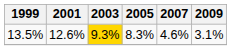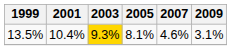(67, 34) 12.6% -> (67, 34) 10.4%
(140, 34) 8.3% -> (140, 34) 8.1%
